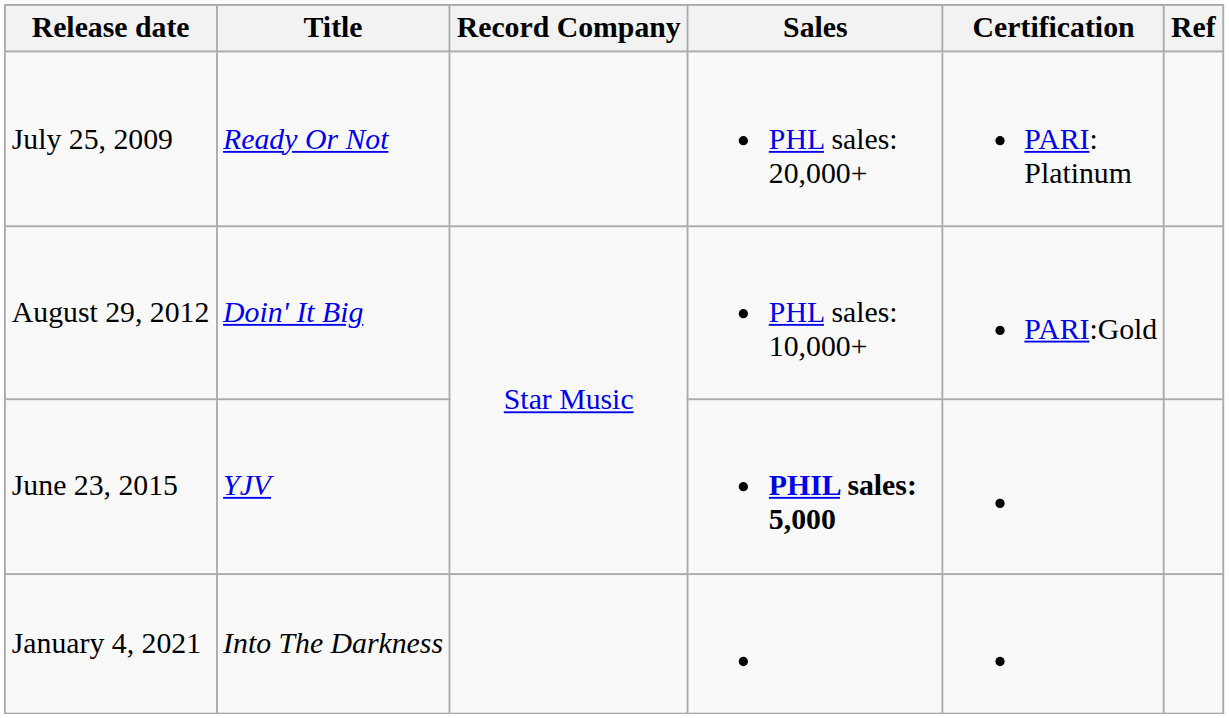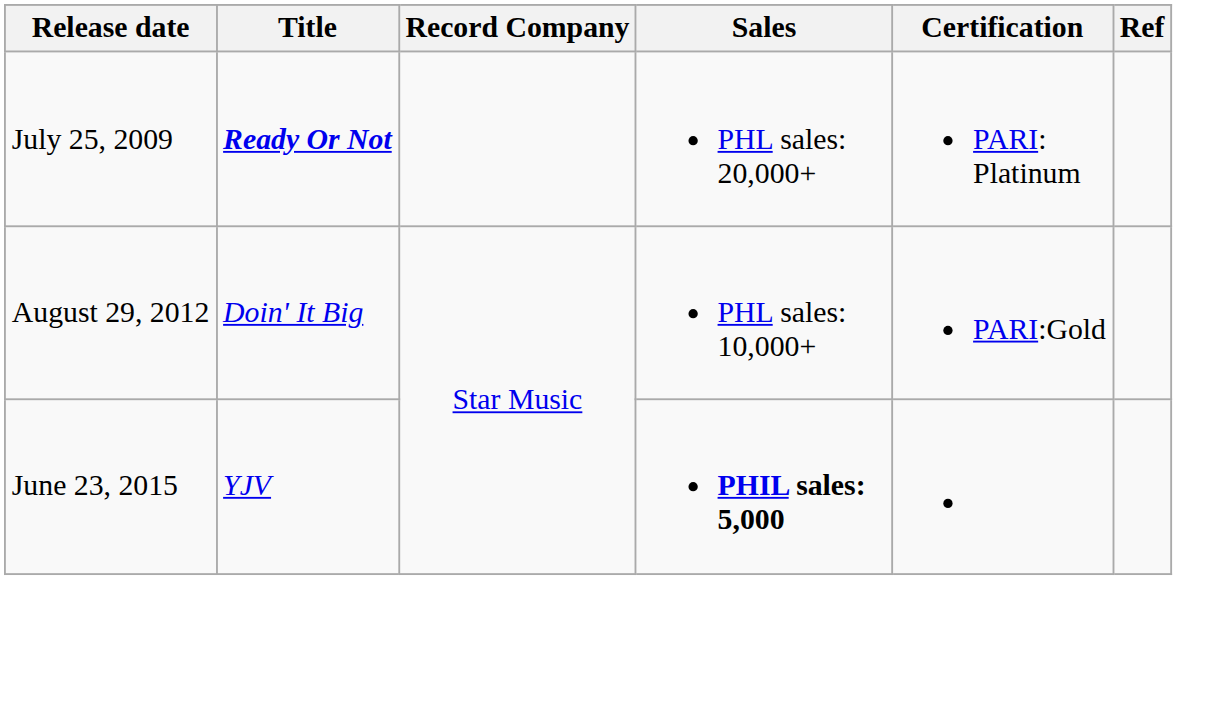(306, 138) normal -> (307, 138) bold
- row: (106, 642)
